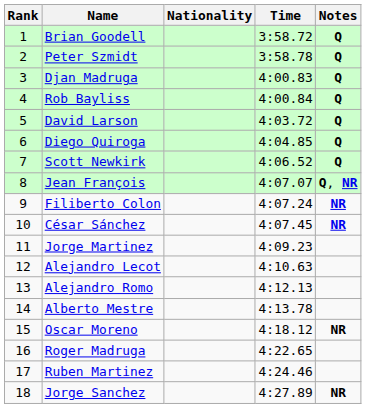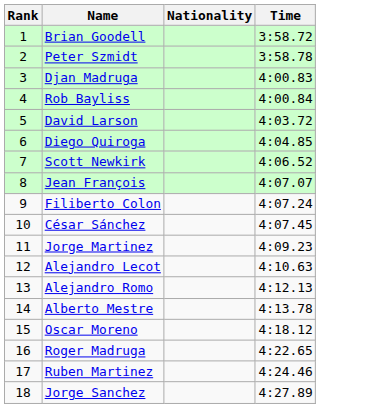- column: (338, 15)
